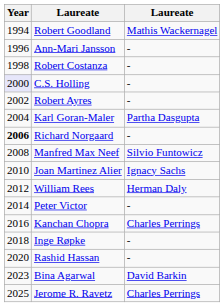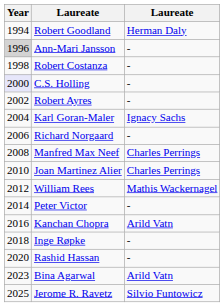(172, 30) Mathis Wackernagel -> (157, 30) Herman Daly
(18, 48) no background -> (18, 48) lightgrey background
(163, 118) Partha Dasgupta -> (156, 118) Ignacy Sachs
(18, 135) bold -> (18, 135) normal
(165, 153) Silvio Funtowicz -> (163, 153) Charles Perrings
(156, 170) Ignacy Sachs -> (163, 170) Charles Perrings
(157, 188) Herman Daly -> (172, 188) Mathis Wackernagel
(163, 223) Charles Perrings -> (150, 223) Arild Vatn
(157, 275) David Barkin -> (150, 275) Arild Vatn
(163, 293) Charles Perrings -> (165, 293) Silvio Funtowicz
